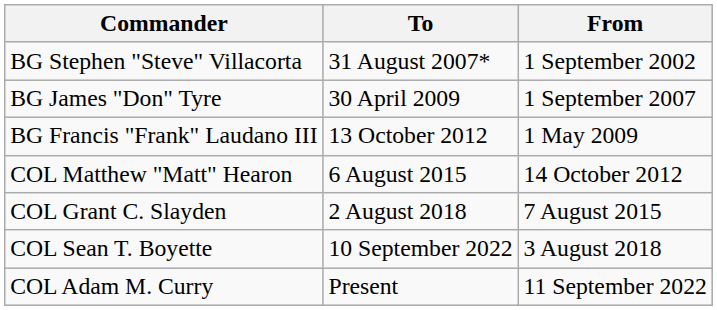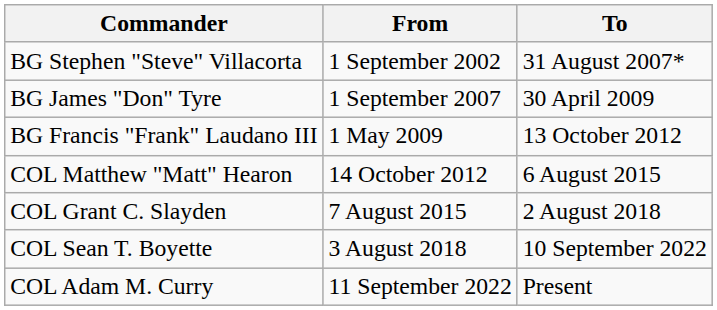columns swapped: (615, 23) <-> (421, 23)
